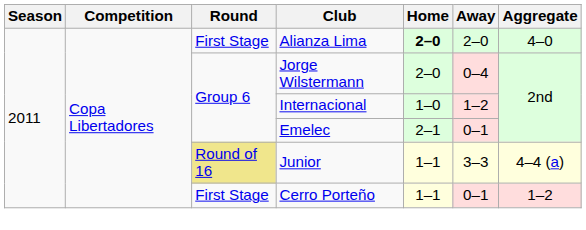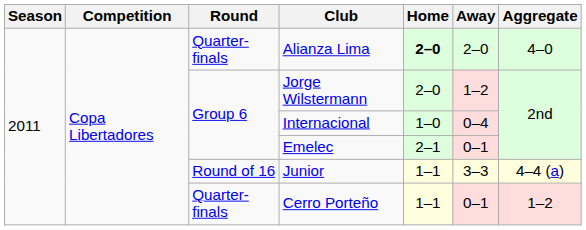(232, 40) First Stage -> (221, 49) Quarter-finals
(476, 73) 0–4 -> (476, 90) 1–2
(476, 105) 1–2 -> (476, 123) 0–4
(226, 162) khaki background -> (234, 171) no background
(232, 195) First Stage -> (221, 203) Quarter-finals
